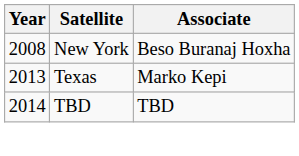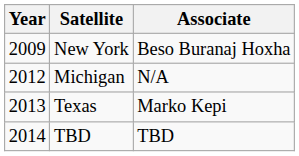(27, 48) 2008 -> (27, 48) 2009
+ row: (89, 77)
